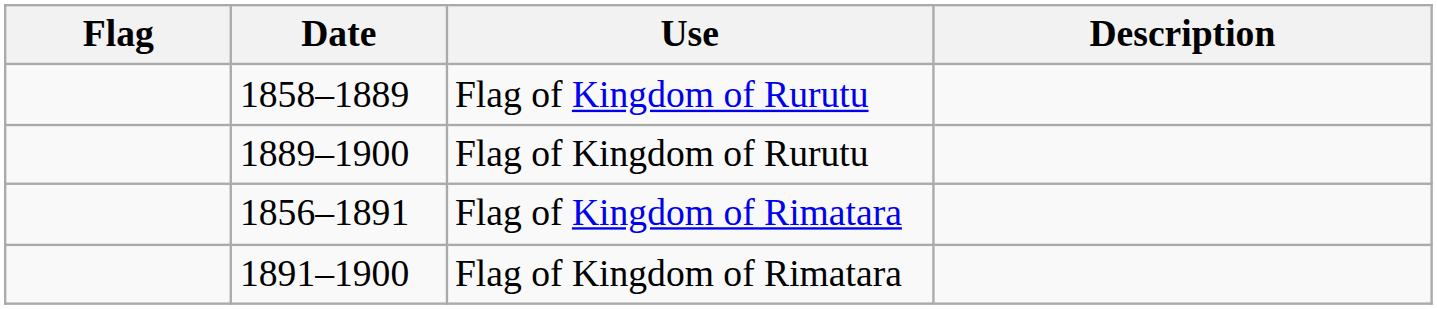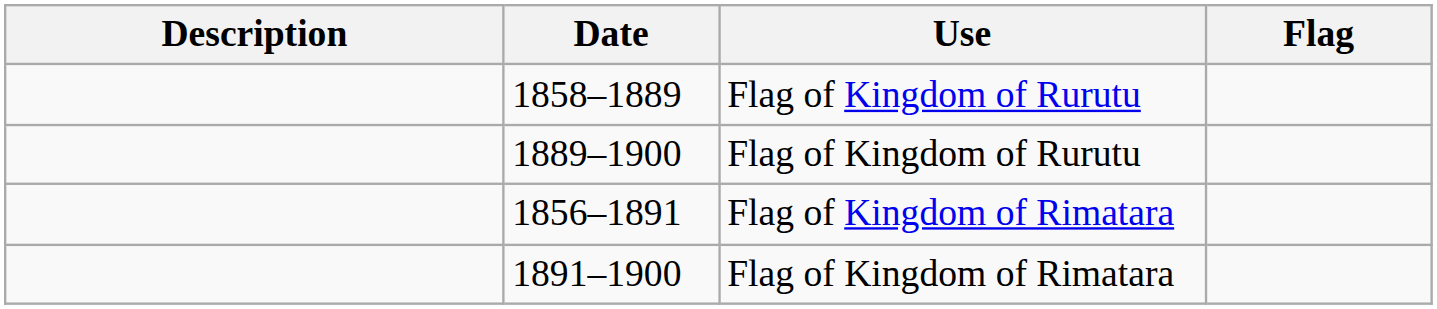columns swapped: (118, 34) <-> (1182, 34)
